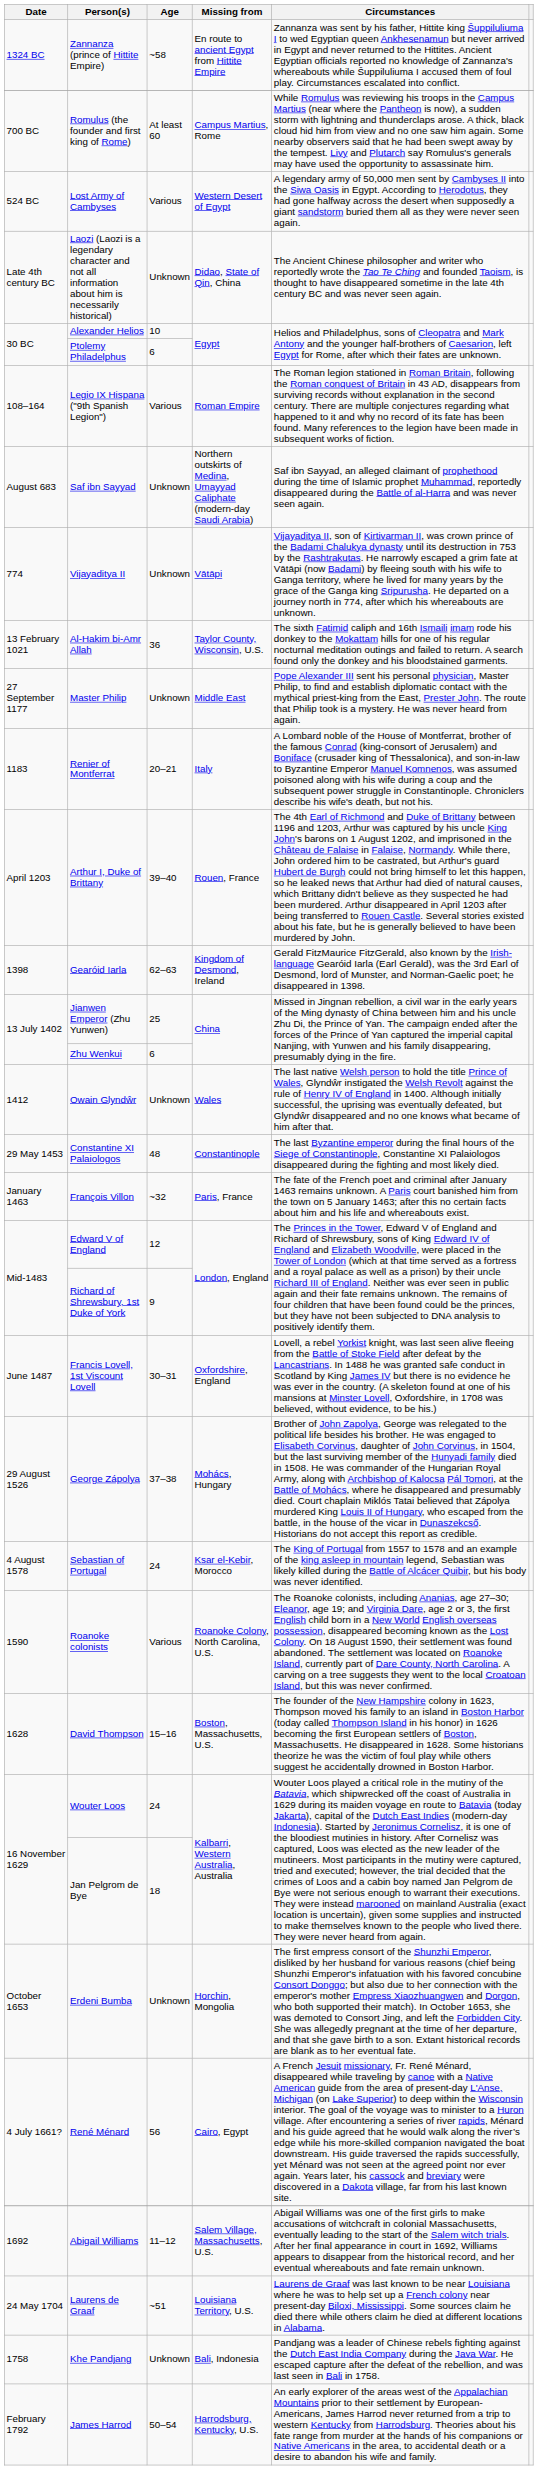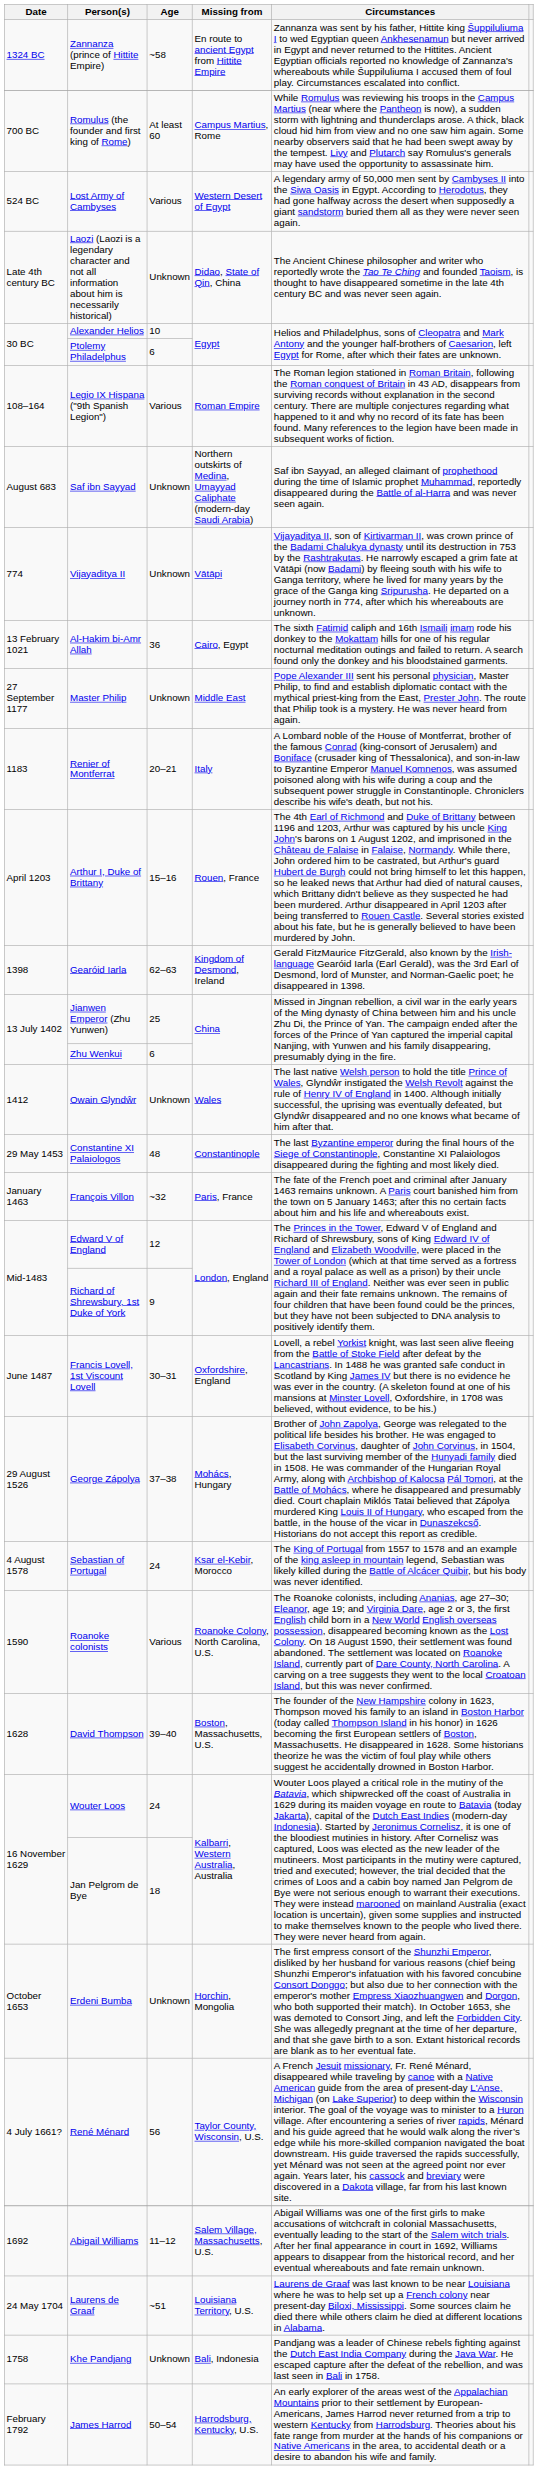(229, 644) Taylor County, Wisconsin, U.S. -> (221, 644) Cairo, Egypt
(163, 877) 39–40 -> (163, 877) 15–16
(163, 1734) 15–16 -> (163, 1734) 39–40
(221, 2132) Cairo, Egypt -> (229, 2132) Taylor County, Wisconsin, U.S.
